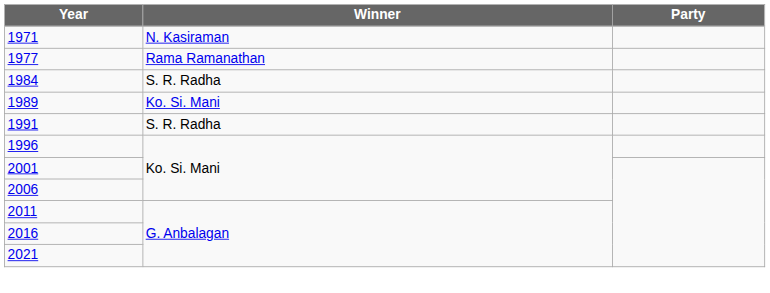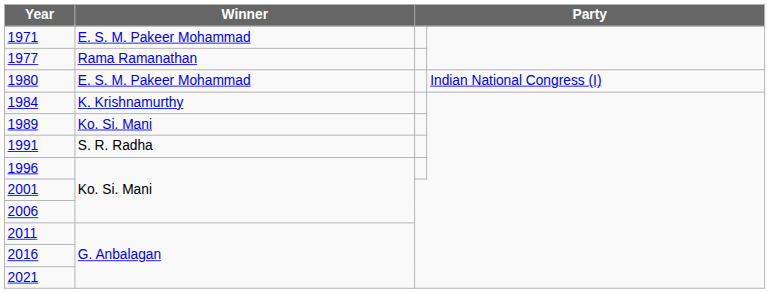(187, 37) N. Kasiraman -> (164, 37) E. S. M. Pakeer Mohammad
+ row: (23, 80)
(183, 80) S. R. Radha -> (131, 102) K. Krishnamurthy
